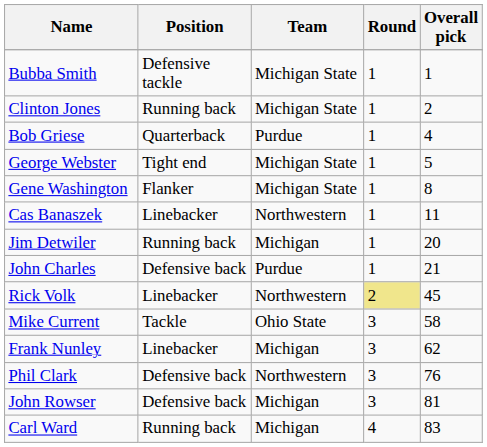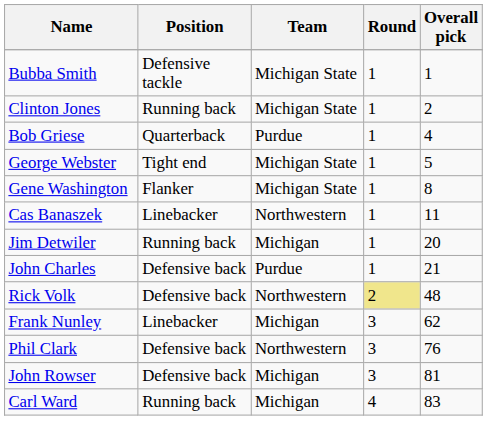(180, 295) Linebacker -> (194, 295) Defensive back
(432, 295) 45 -> (432, 295) 48
- row: (54, 322)
